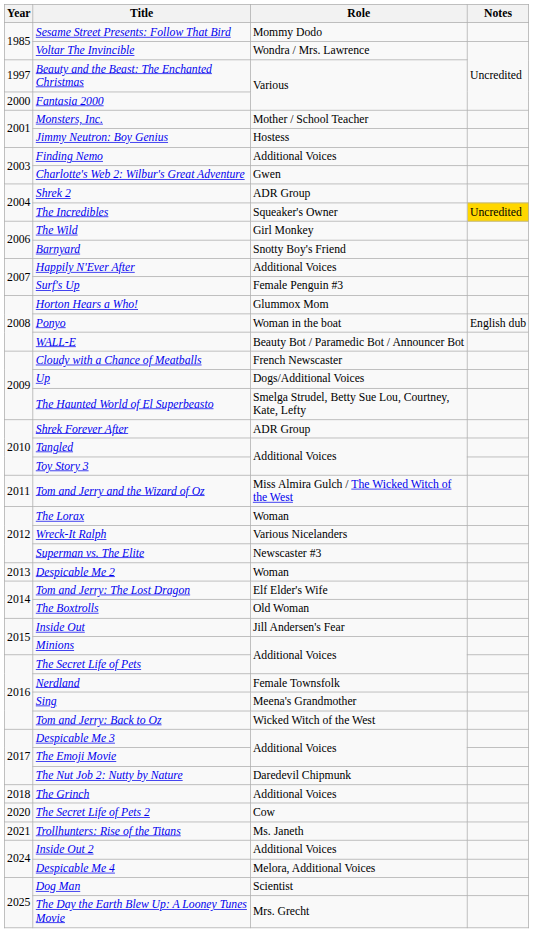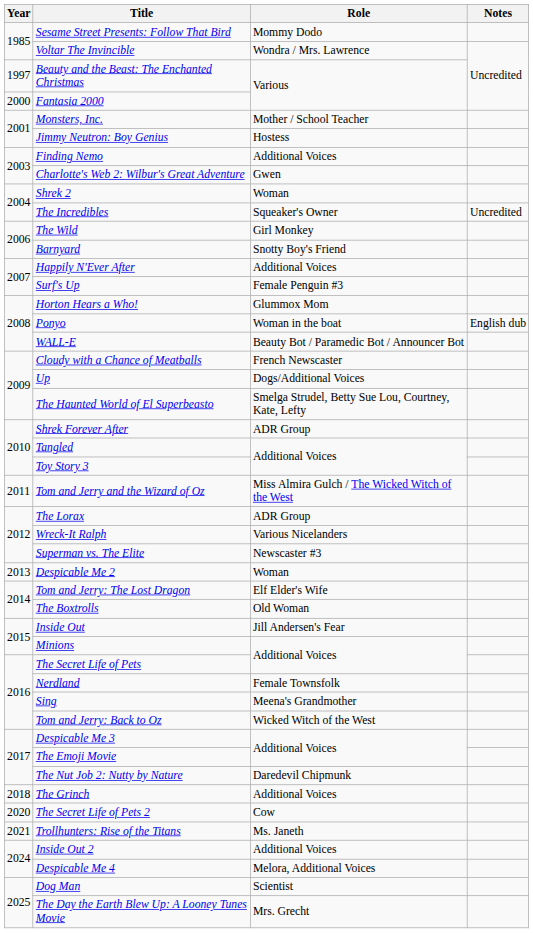(282, 193) ADR Group -> (271, 193) Woman
(496, 212) gold background -> (496, 212) no background
(271, 516) Woman -> (282, 516) ADR Group
